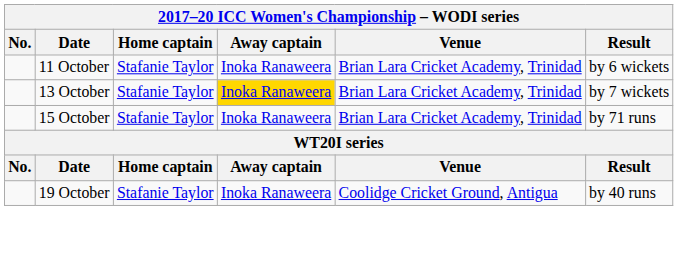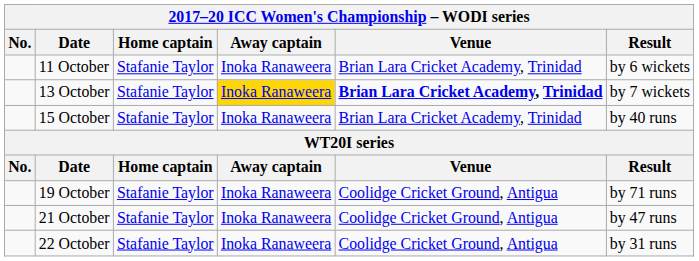(460, 92) normal -> (471, 92) bold
(622, 117) by 71 runs -> (643, 117) by 40 runs
(622, 192) by 40 runs -> (643, 192) by 71 runs
+ row: (74, 218)
+ row: (74, 243)
